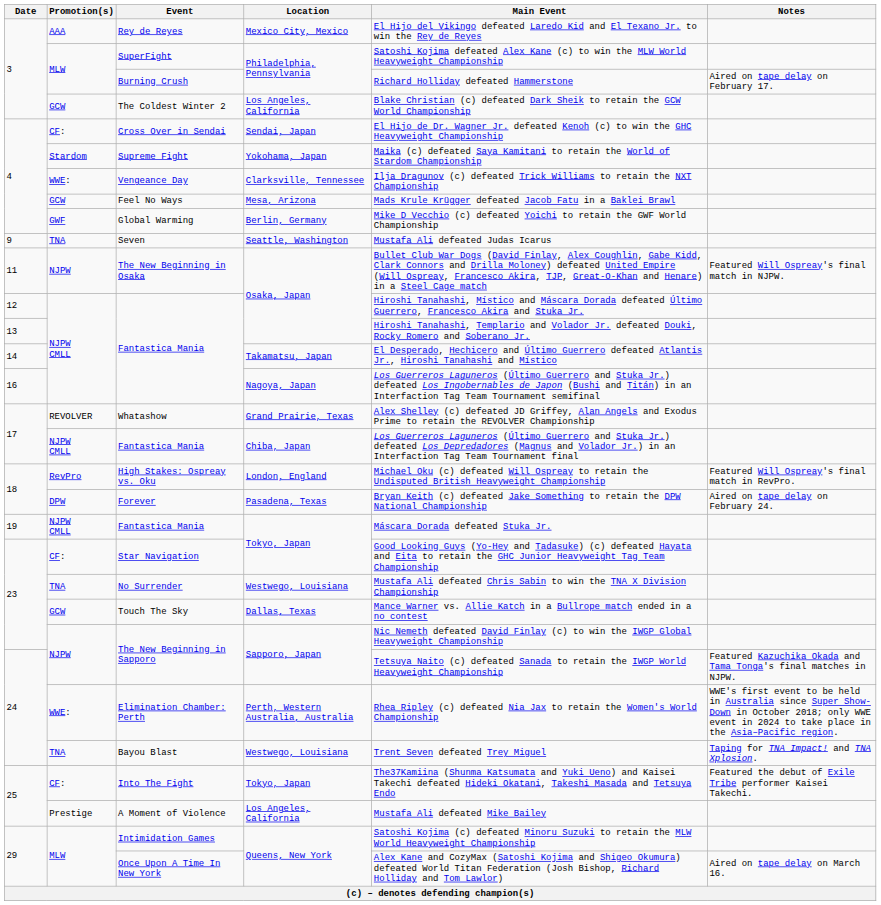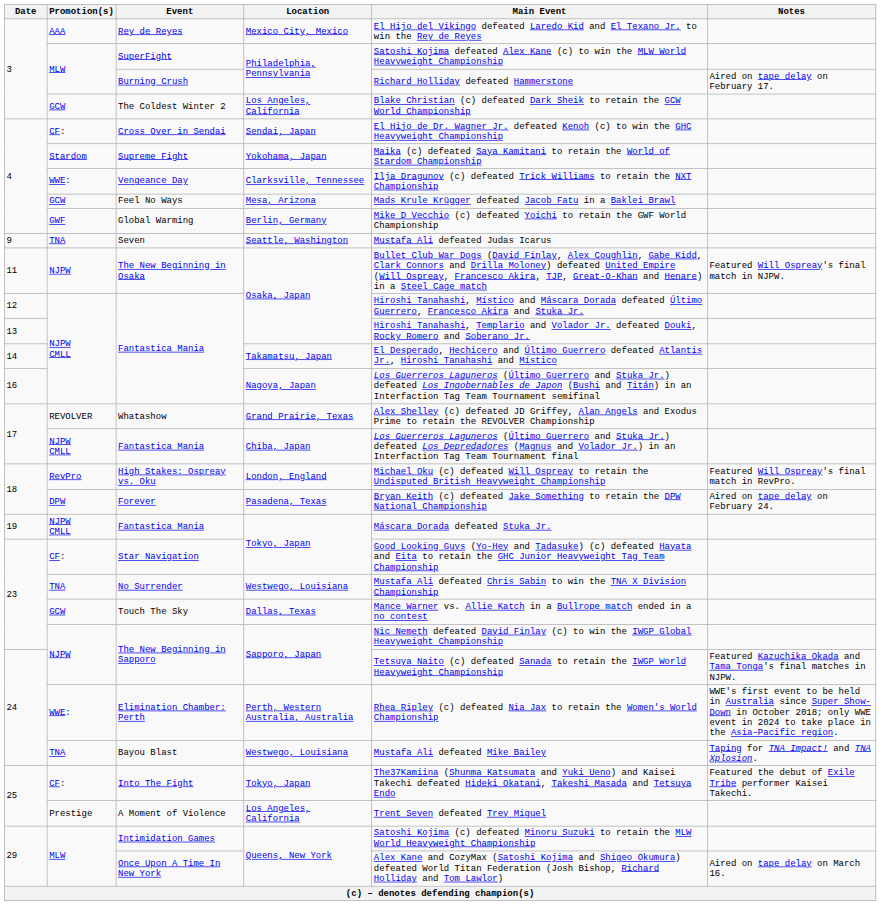(460, 753) Trent Seven defeated Trey Miguel -> (460, 753) Mustafa Ali defeated Mike Bailey
(460, 813) Mustafa Ali defeated Mike Bailey -> (460, 813) Trent Seven defeated Trey Miguel
